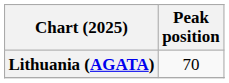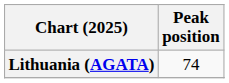(191, 63) 70 -> (191, 63) 74
